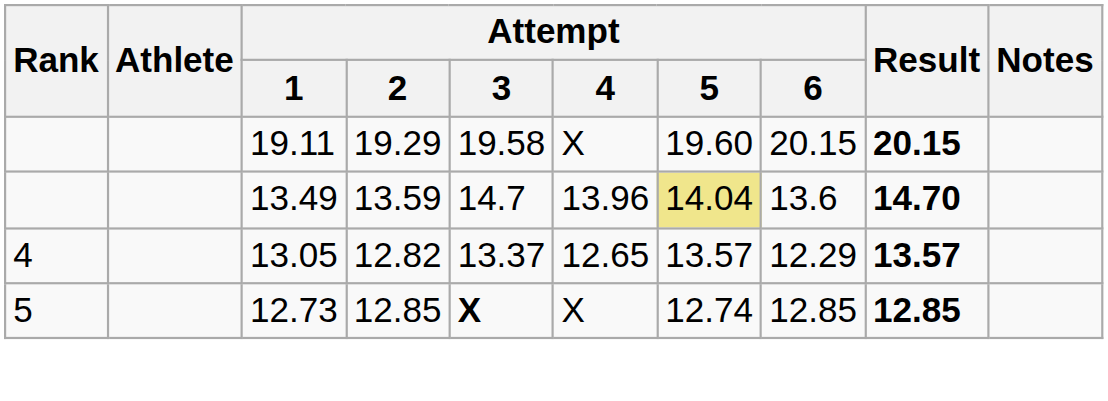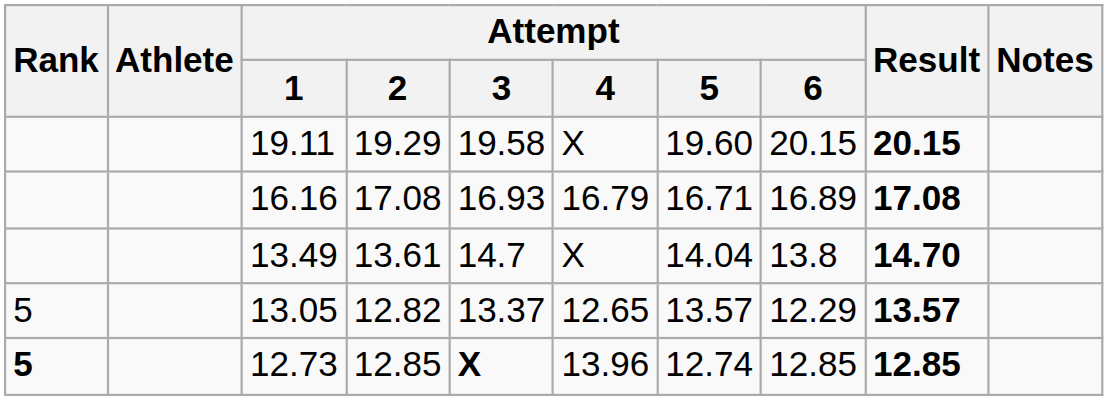+ row: (294, 198)
(398, 198) 13.59 -> (398, 254) 13.61
(605, 198) 13.96 -> (573, 254) X
(709, 198) khaki background -> (709, 254) no background
(803, 198) 13.6 -> (803, 254) 13.8
(23, 254) 4 -> (23, 310) 5
(23, 310) normal -> (23, 365) bold
(573, 310) X -> (605, 365) 13.96
